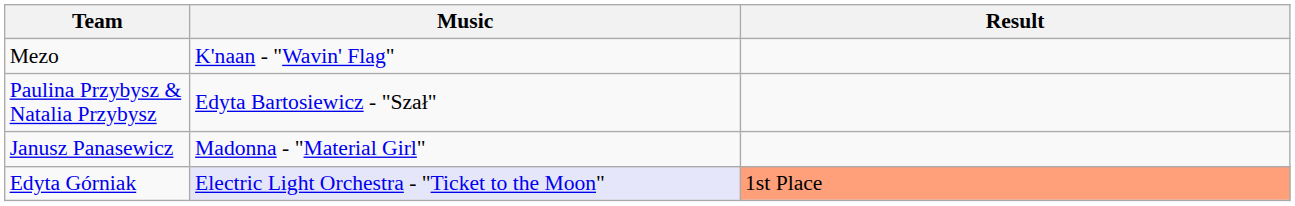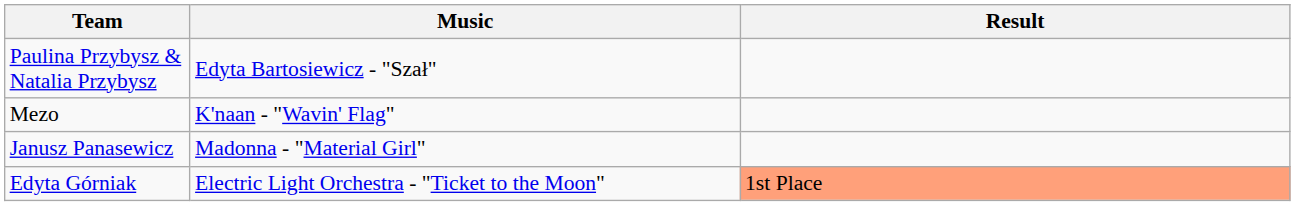rows swapped: (34, 55) <-> (95, 102)
(400, 182) lavender background -> (400, 182) no background
